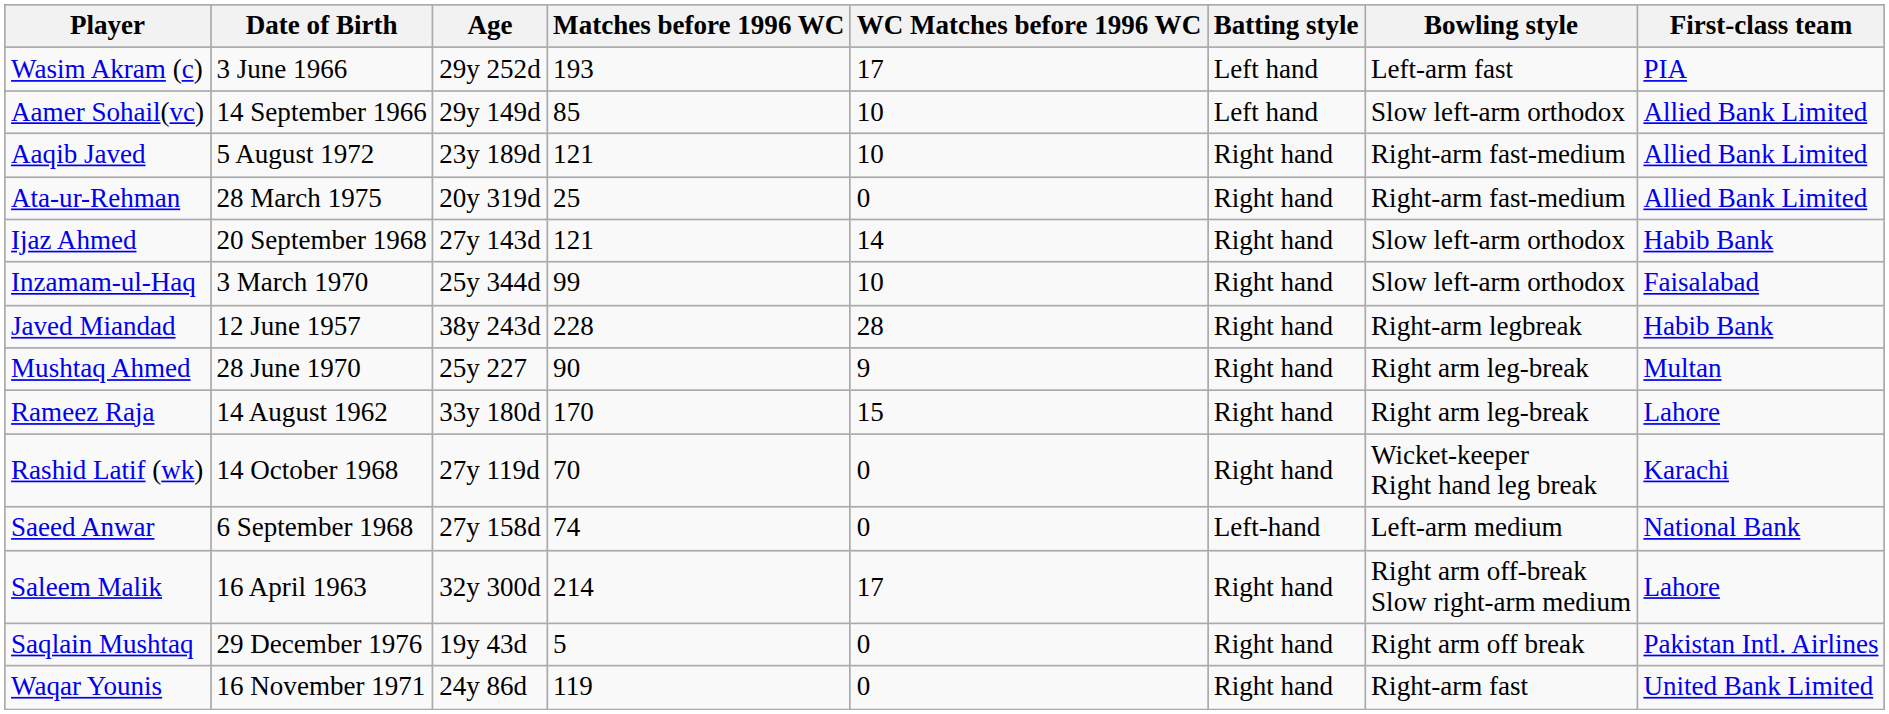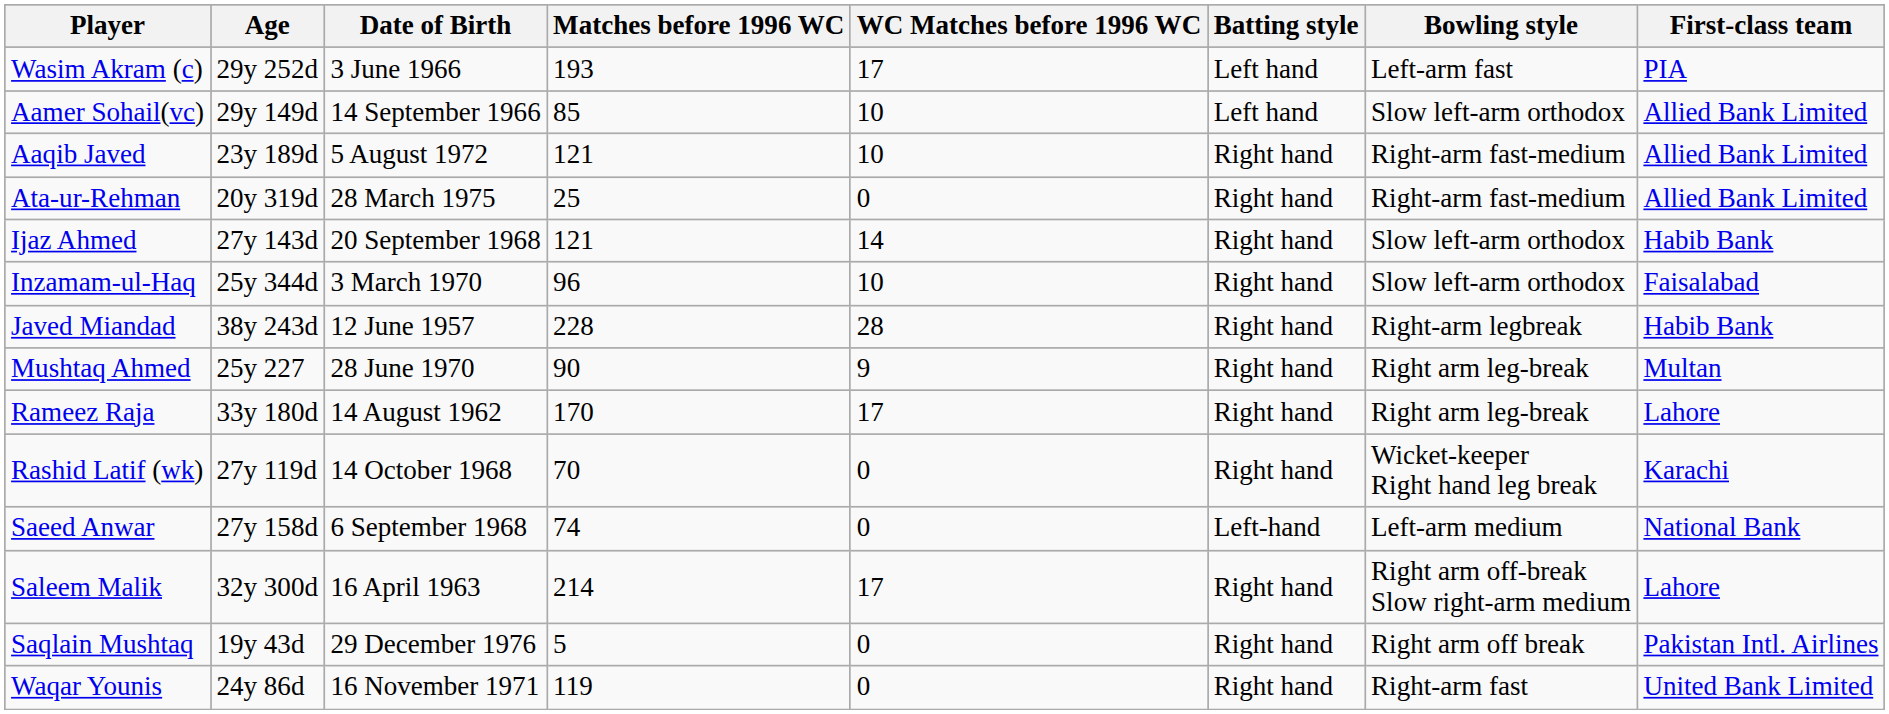columns swapped: (322, 25) <-> (490, 25)
(567, 283) 99 -> (567, 283) 96
(870, 411) 15 -> (870, 411) 17
